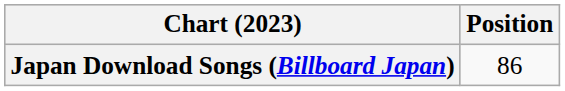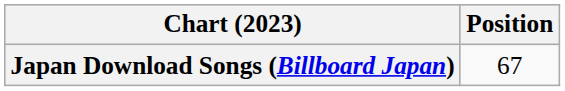(510, 64) 86 -> (510, 64) 67
